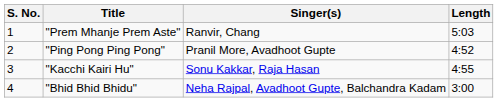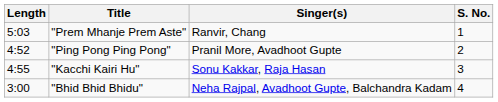columns swapped: (24, 13) <-> (471, 13)
